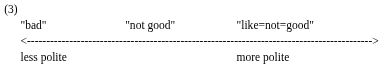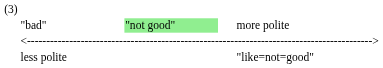(150, 25) no background -> (150, 25) lightgreen background
(275, 25) "like=not=good" -> (263, 25) more polite
(263, 57) more polite -> (275, 57) "like=not=good"
